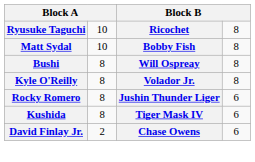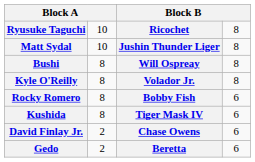(169, 47) Bobby Fish -> (169, 47) Jushin Thunder Liger
(169, 98) Jushin Thunder Liger -> (169, 98) Bobby Fish
+ row: (46, 149)
